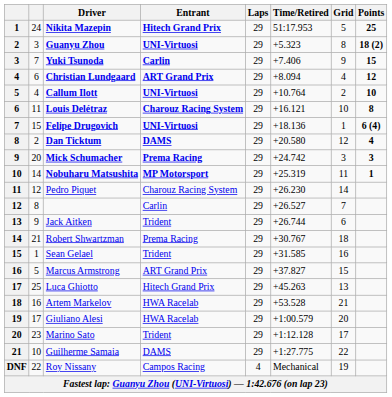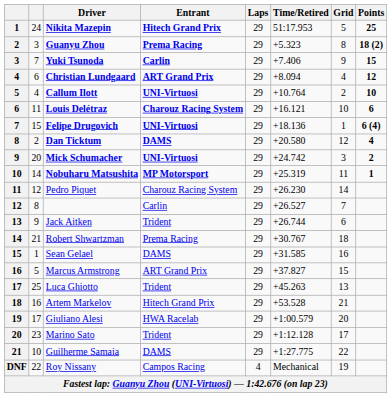(170, 44) UNI-Virtuosi -> (172, 44) Prema Racing
(371, 109) 8 -> (371, 109) 6
(172, 157) Prema Racing -> (170, 157) UNI-Virtuosi
(371, 157) 3 -> (371, 157) 2
(157, 254) Trident -> (157, 254) DAMS
(179, 286) Hitech Grand Prix -> (157, 286) Trident
(171, 302) HWA Racelab -> (179, 302) Hitech Grand Prix
